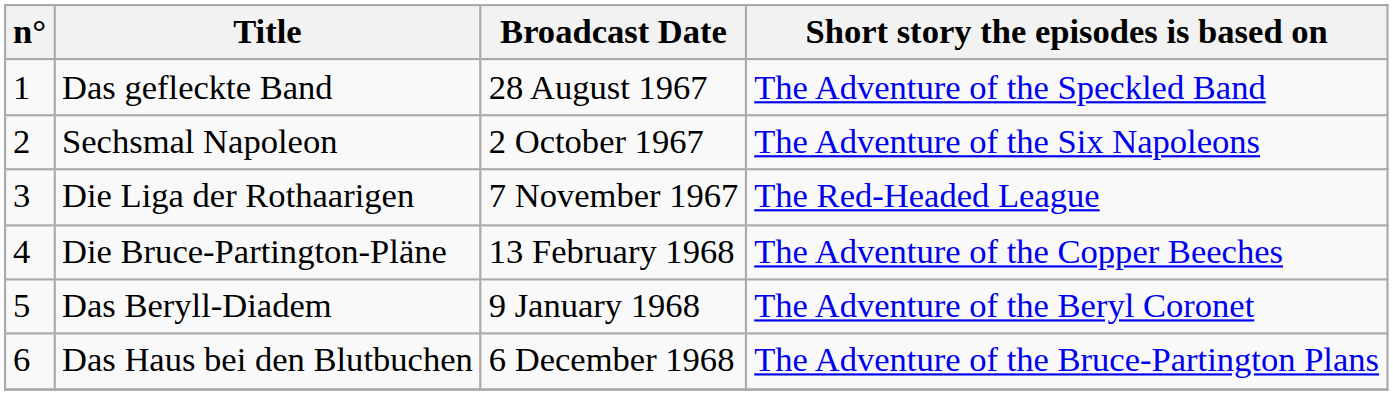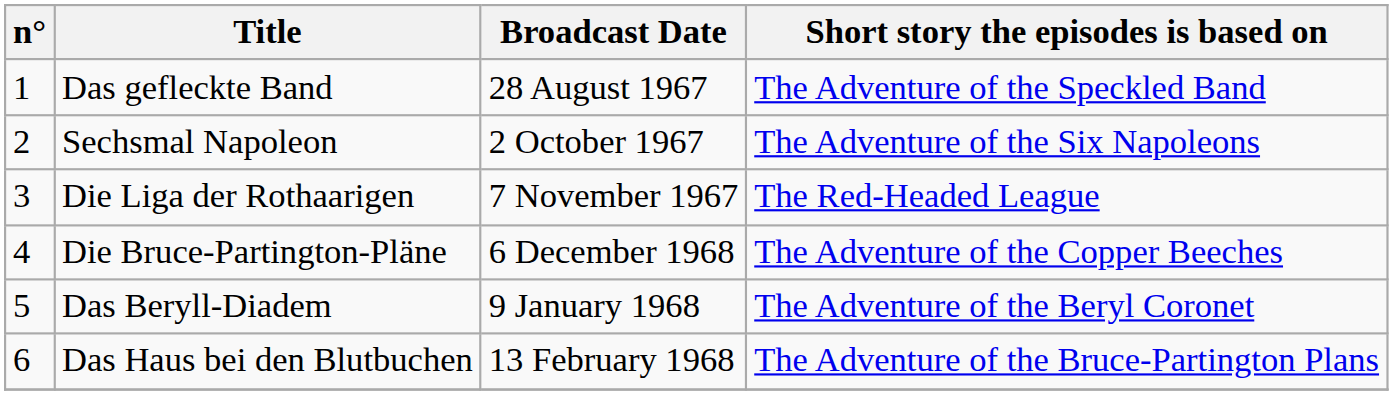(612, 251) 13 February 1968 -> (612, 251) 6 December 1968
(612, 360) 6 December 1968 -> (612, 360) 13 February 1968
